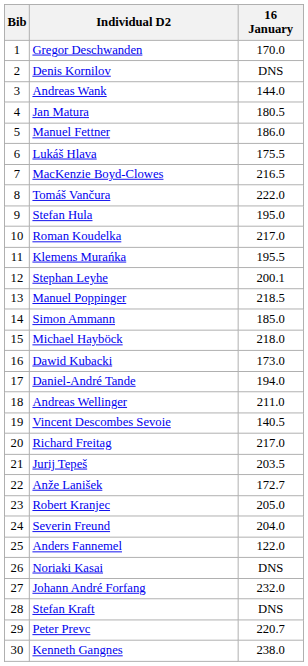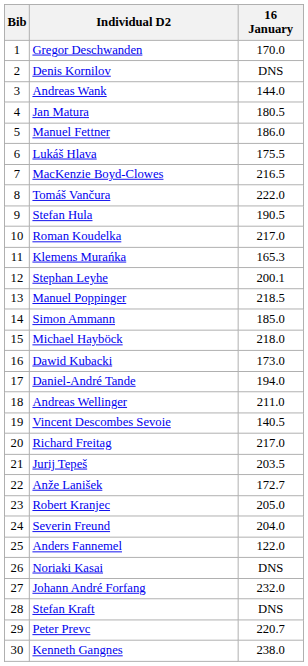(271, 215) 195.0 -> (271, 215) 190.5
(271, 257) 195.5 -> (271, 257) 165.3
